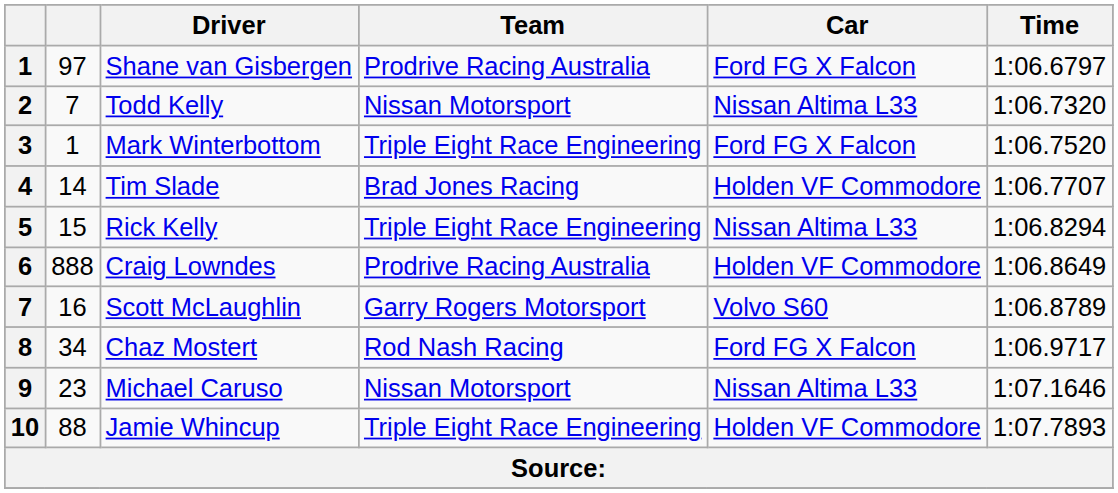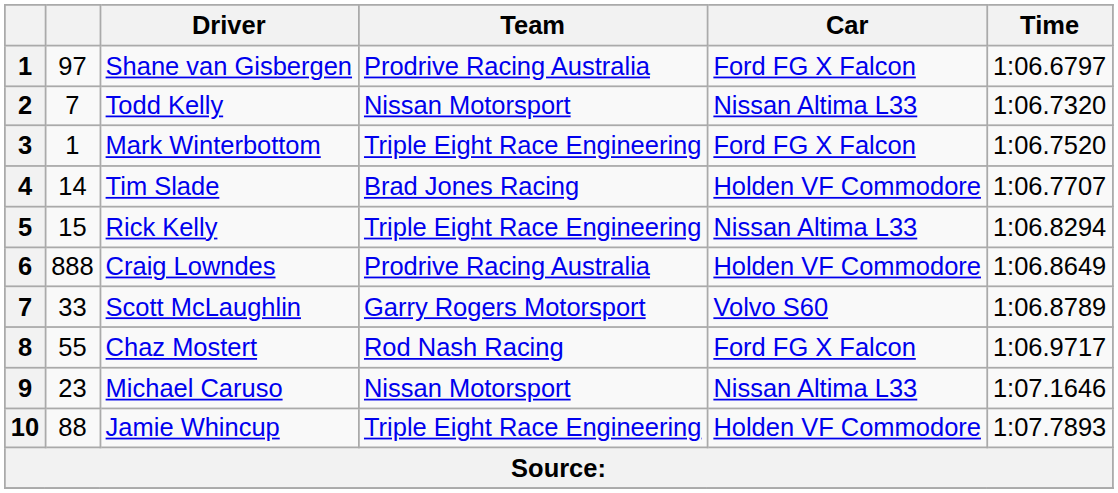(72, 307) 16 -> (72, 307) 33
(72, 348) 34 -> (72, 348) 55
